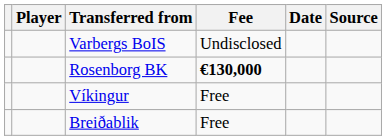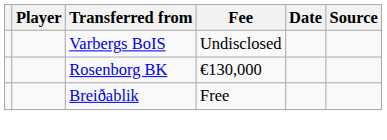(231, 69) bold -> (231, 69) normal
- row: (99, 95)
